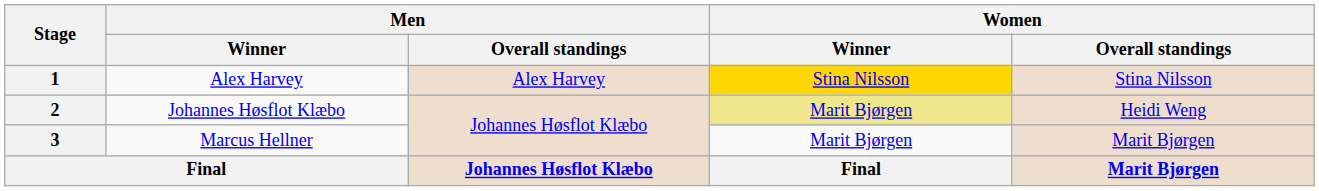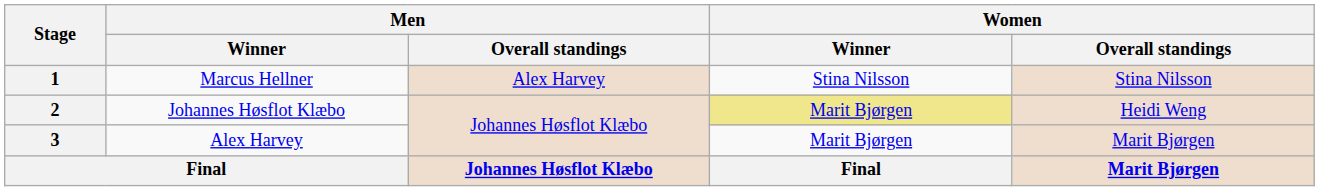(257, 80) Alex Harvey -> (257, 80) Marcus Hellner
(861, 80) gold background -> (861, 80) no background
(257, 140) Marcus Hellner -> (257, 140) Alex Harvey
